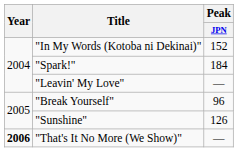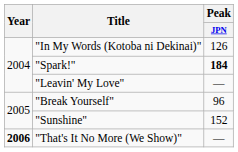(219, 46) 152 -> (219, 46) 126
(219, 65) normal -> (219, 65) bold
(219, 119) 126 -> (219, 119) 152
